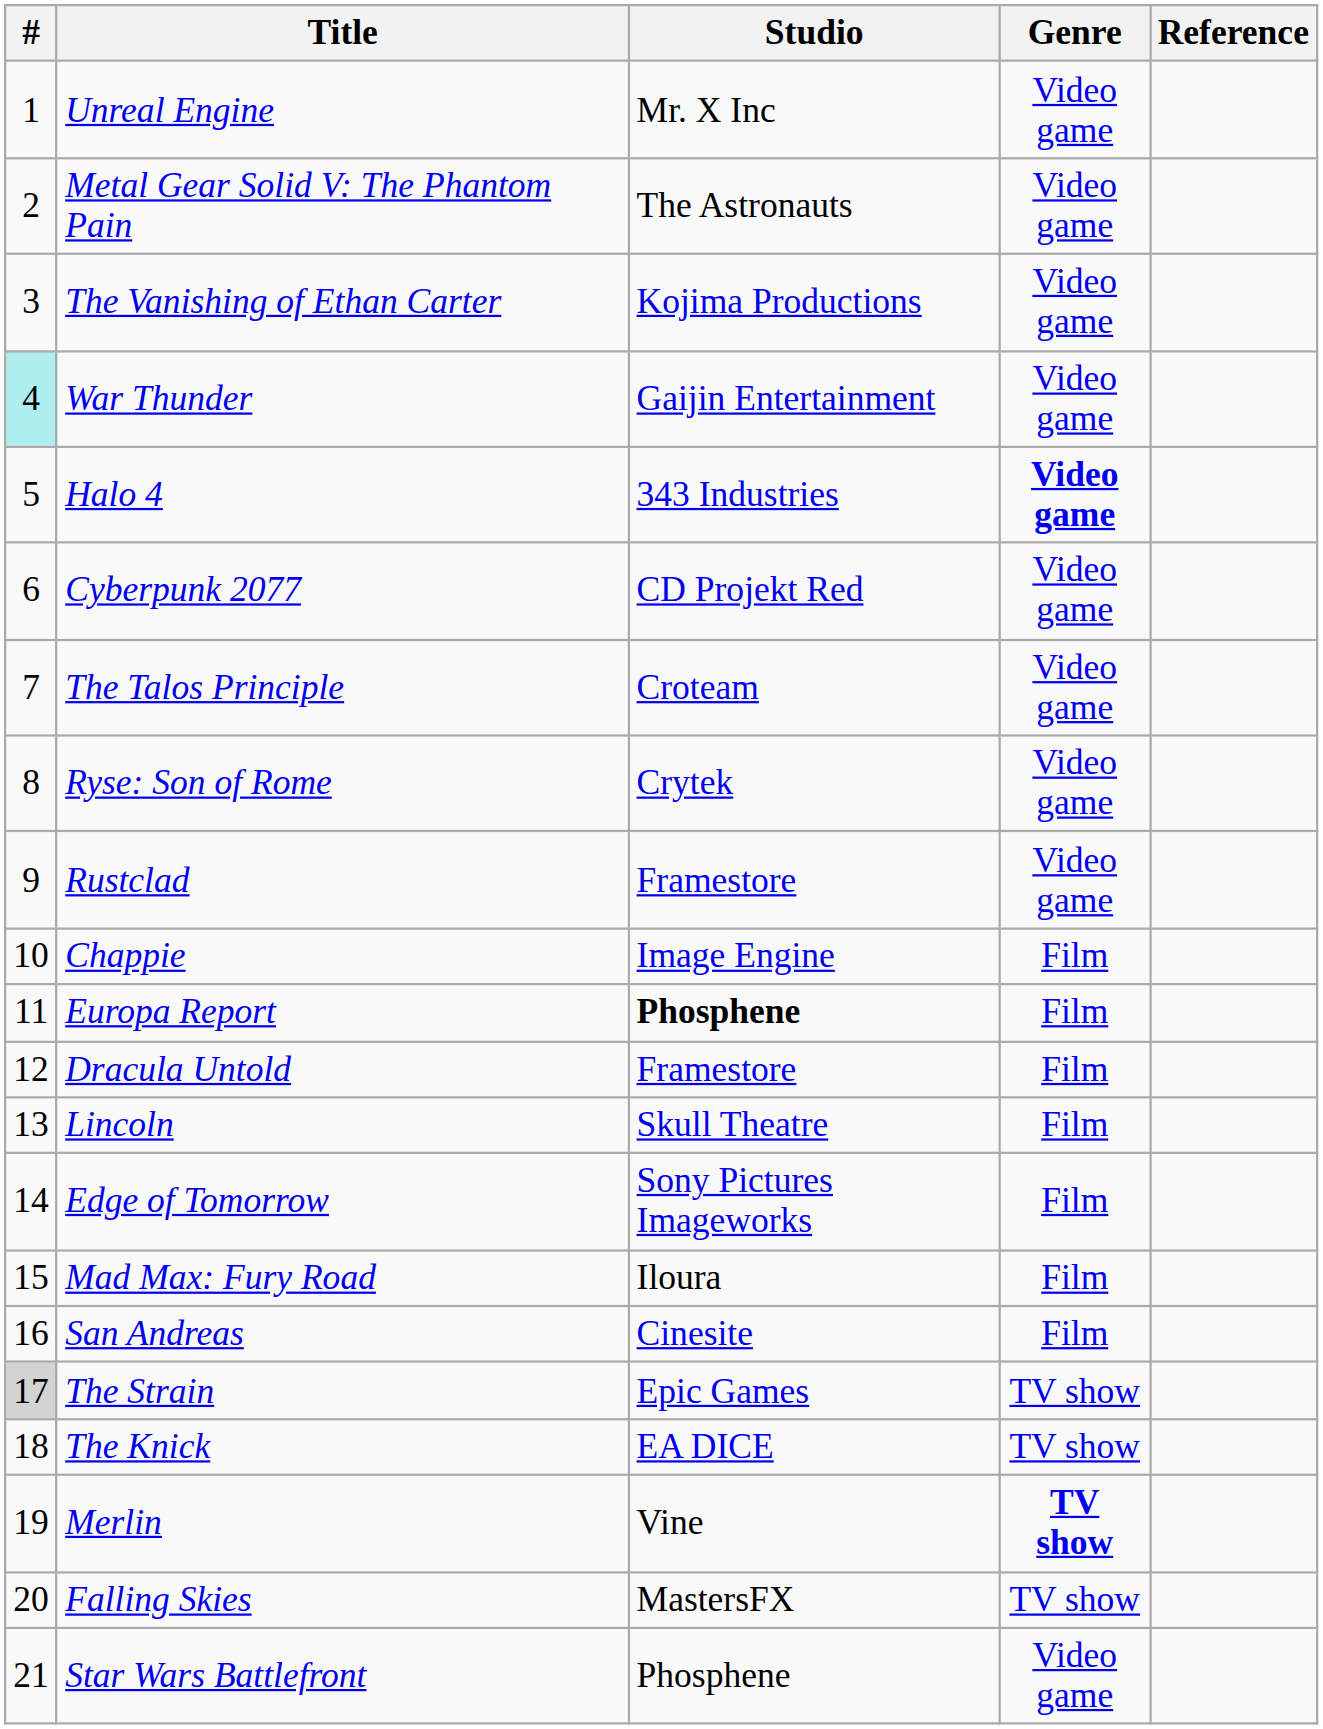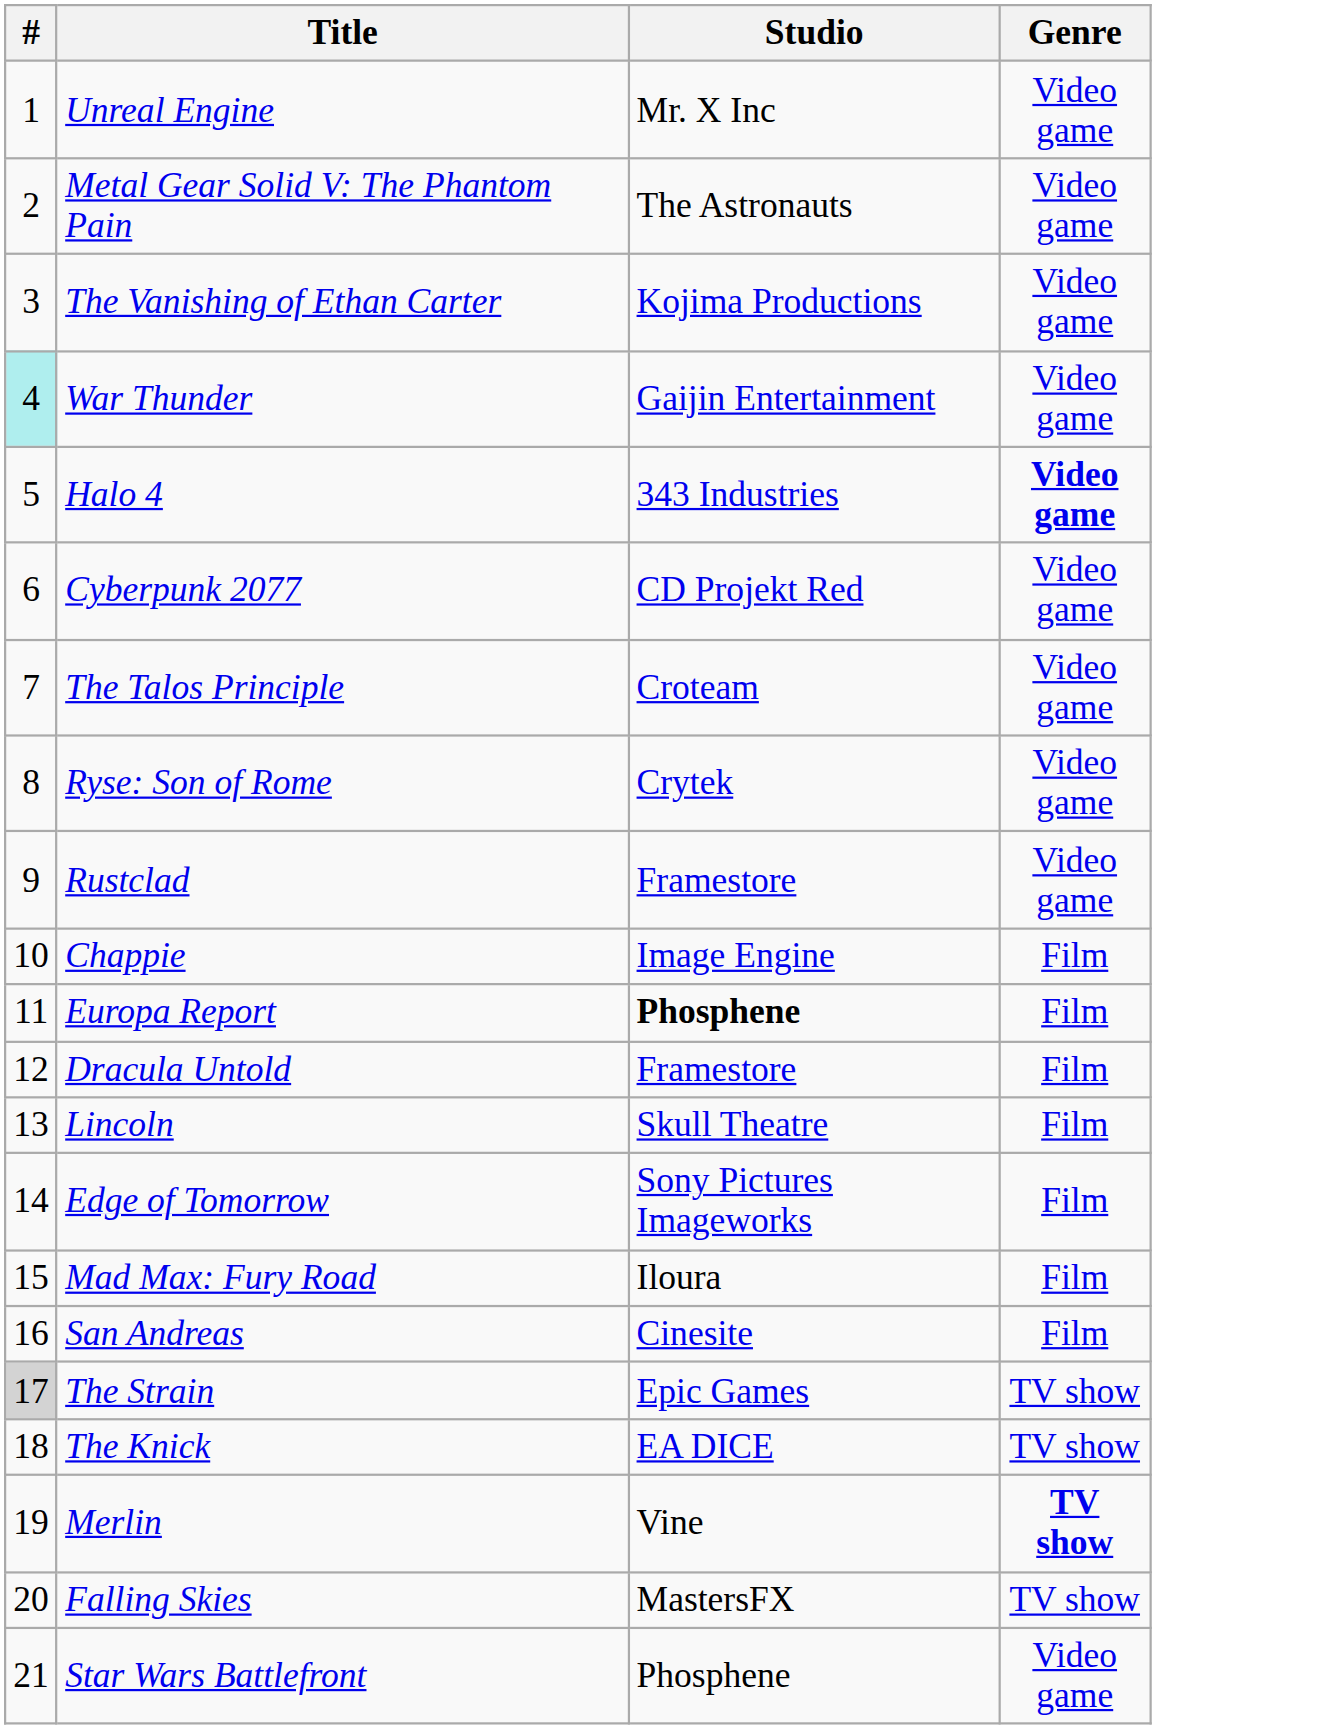- column: (1233, 32)
